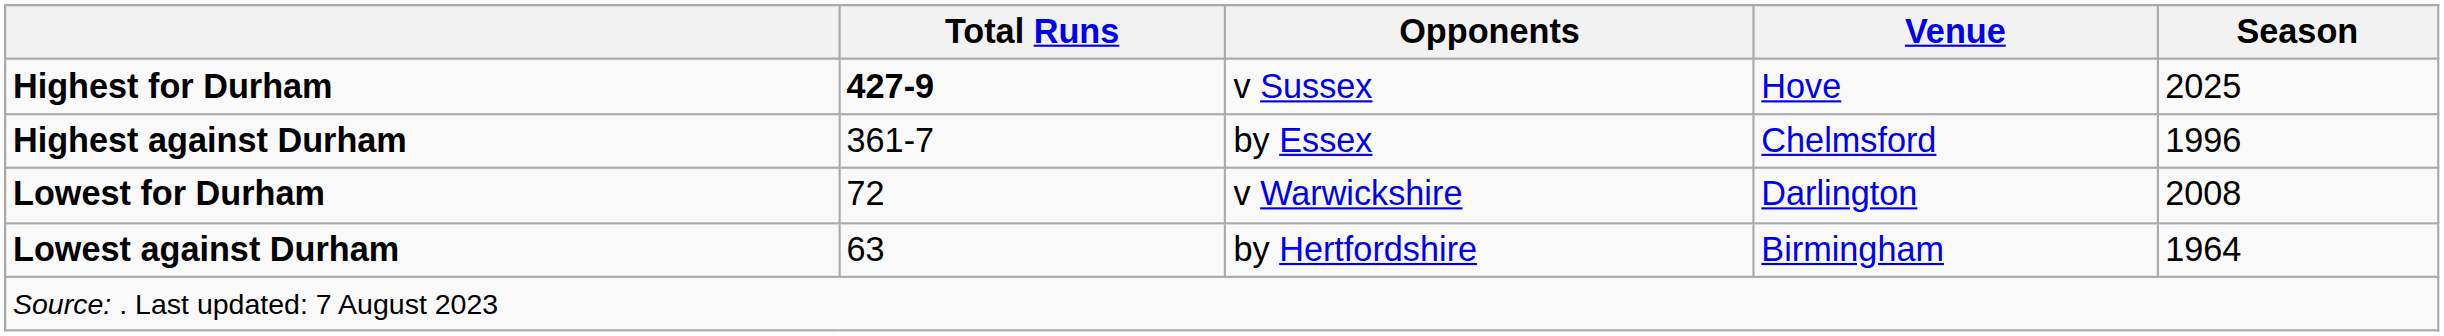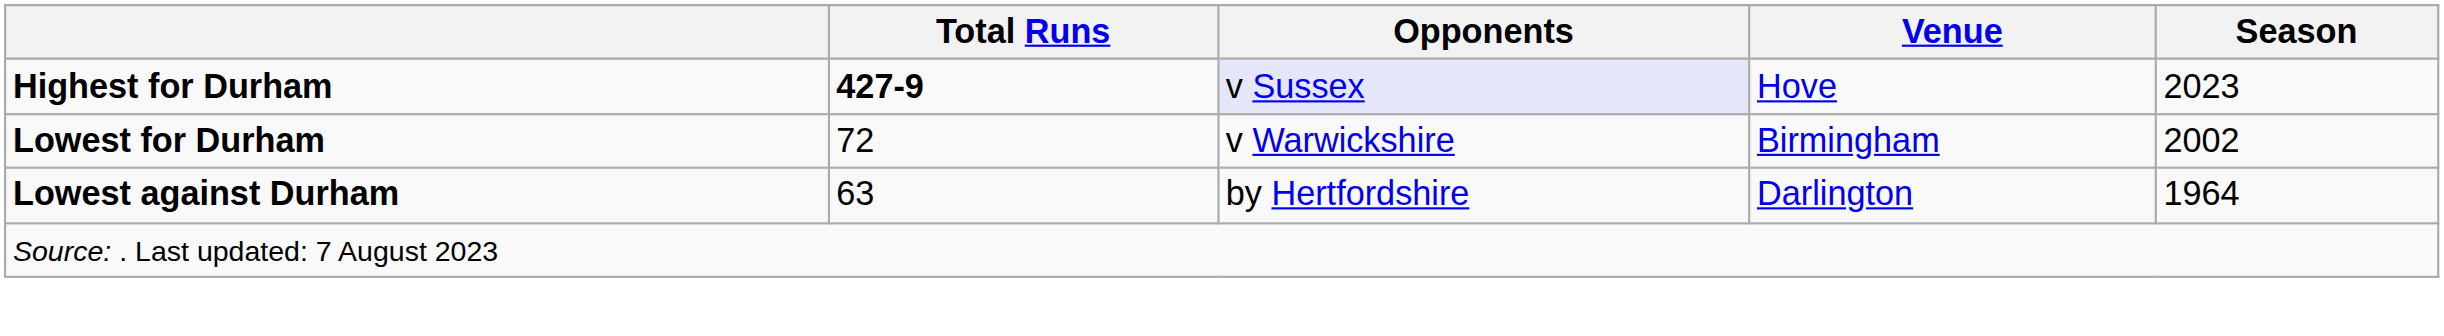(1303, 85) no background -> (1295, 85) lavender background
(2203, 85) 2025 -> (2202, 85) 2023
- row: (210, 140)
(1839, 194) Darlington -> (1848, 140) Birmingham
(2203, 194) 2008 -> (2202, 140) 2002
(1853, 248) Birmingham -> (1835, 194) Darlington
